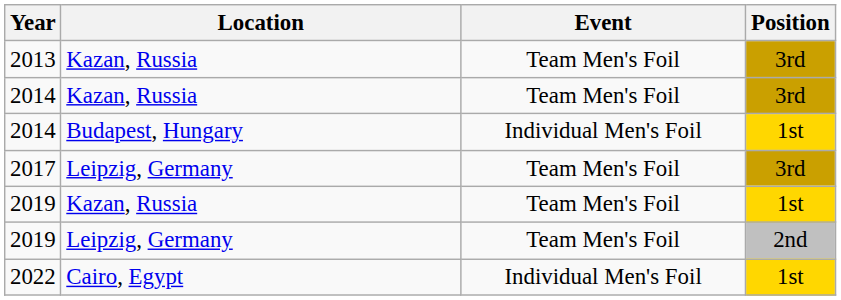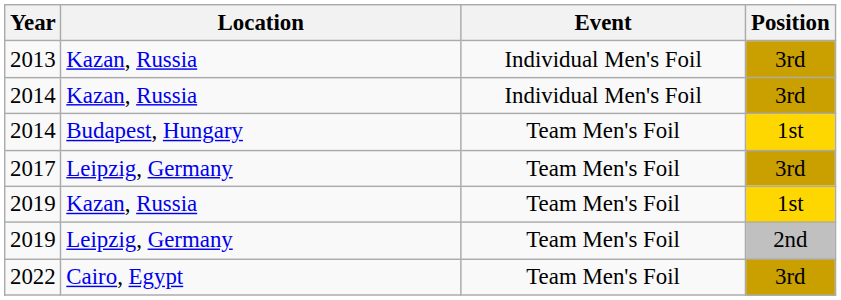(603, 58) Team Men's Foil -> (603, 58) Individual Men's Foil
(603, 95) Team Men's Foil -> (603, 95) Individual Men's Foil
(603, 131) Individual Men's Foil -> (603, 131) Team Men's Foil
- row: (33, 276)
+ row: (33, 276)
